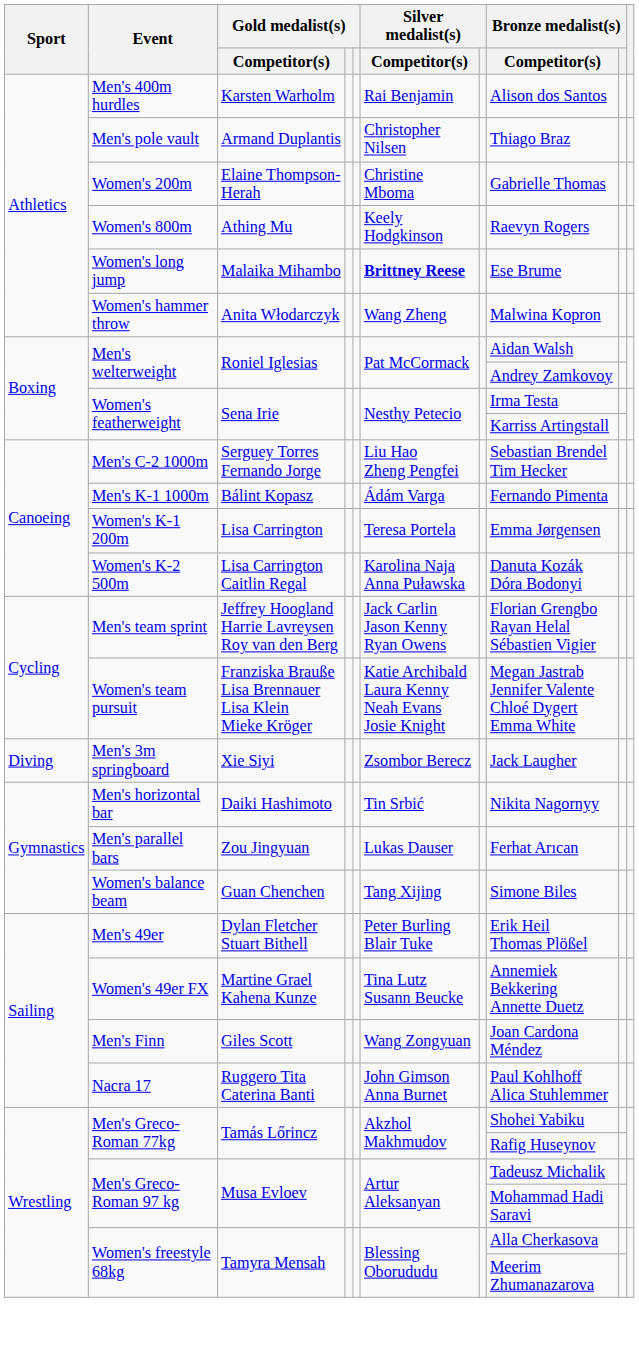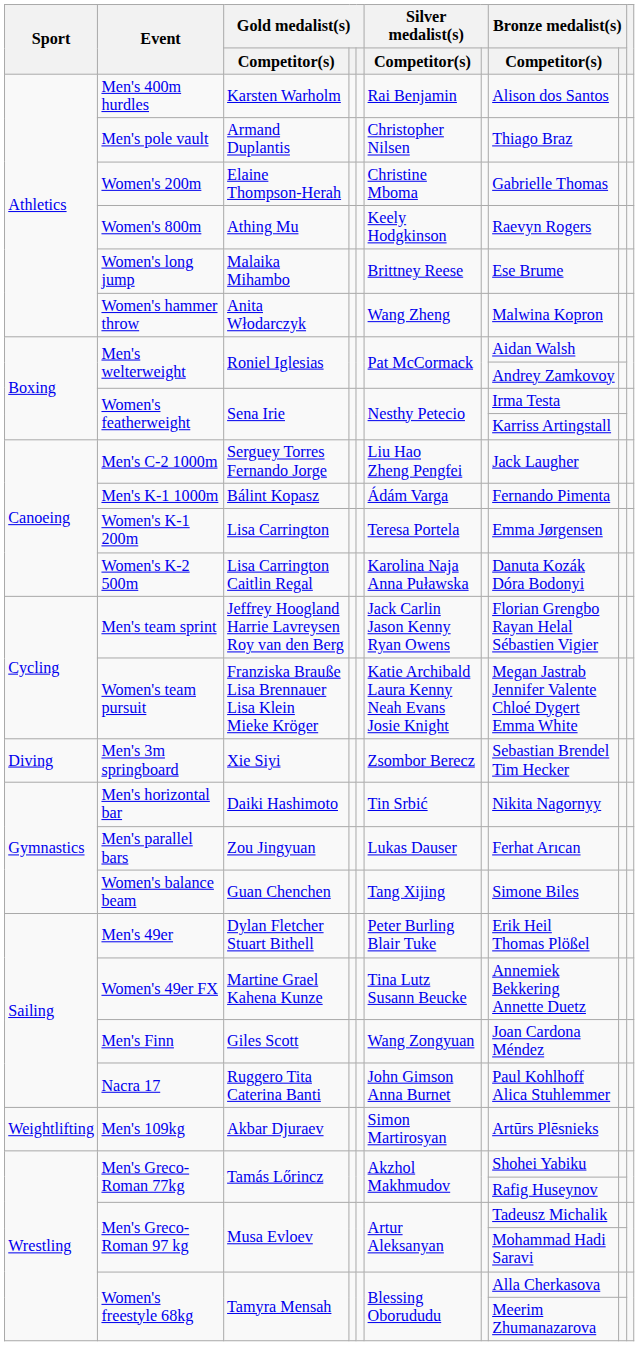(414, 271) bold -> (415, 271) normal
(549, 461) Sebastian Brendel Tim Hecker -> (535, 461) Jack Laugher
(533, 760) Jack Laugher -> (551, 760) Sebastian Brendel Tim Hecker
+ row: (143, 1129)
